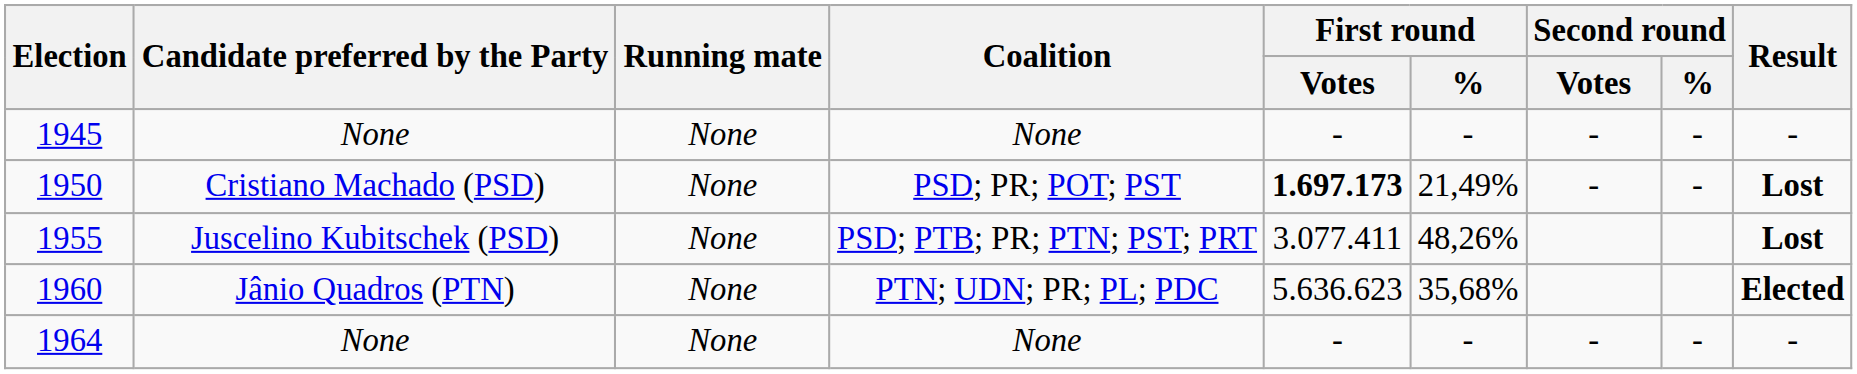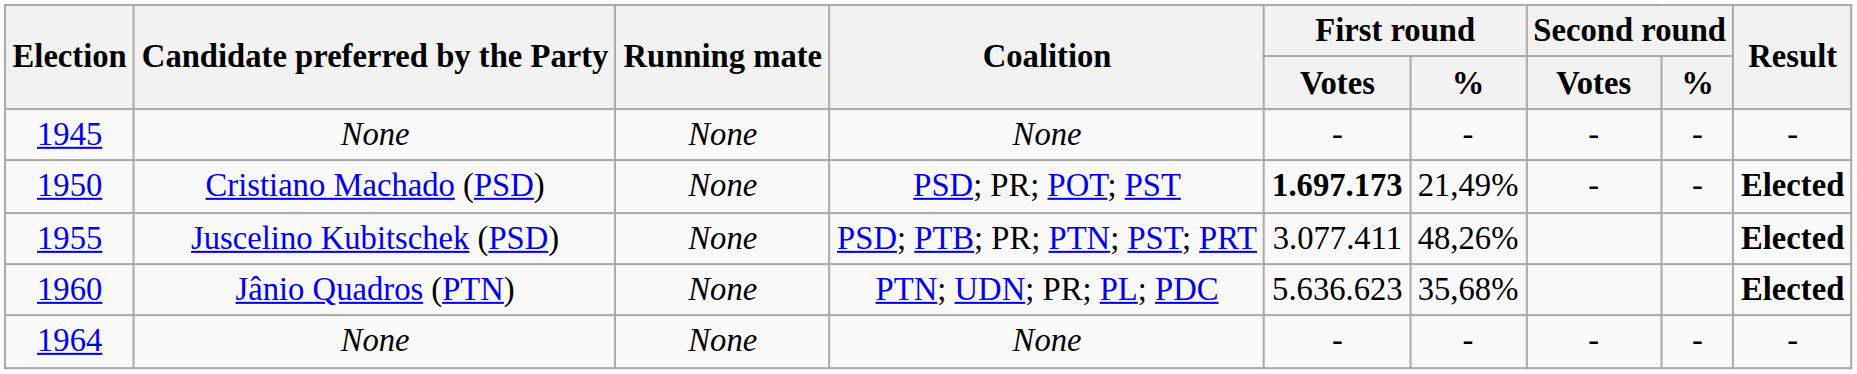(1793, 185) Lost -> (1793, 185) Elected
(1793, 237) Lost -> (1793, 237) Elected
